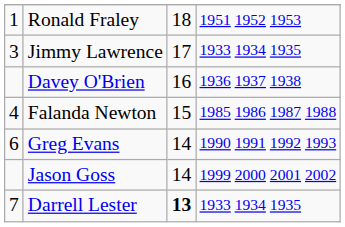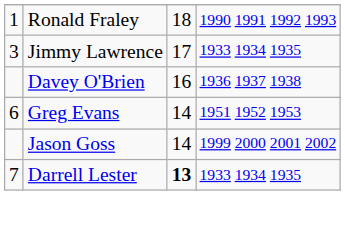(250, 19) 1951 1952 1953 -> (268, 19) 1990 1991 1992 1993
- row: (92, 112)
(268, 143) 1990 1991 1992 1993 -> (250, 112) 1951 1952 1953
